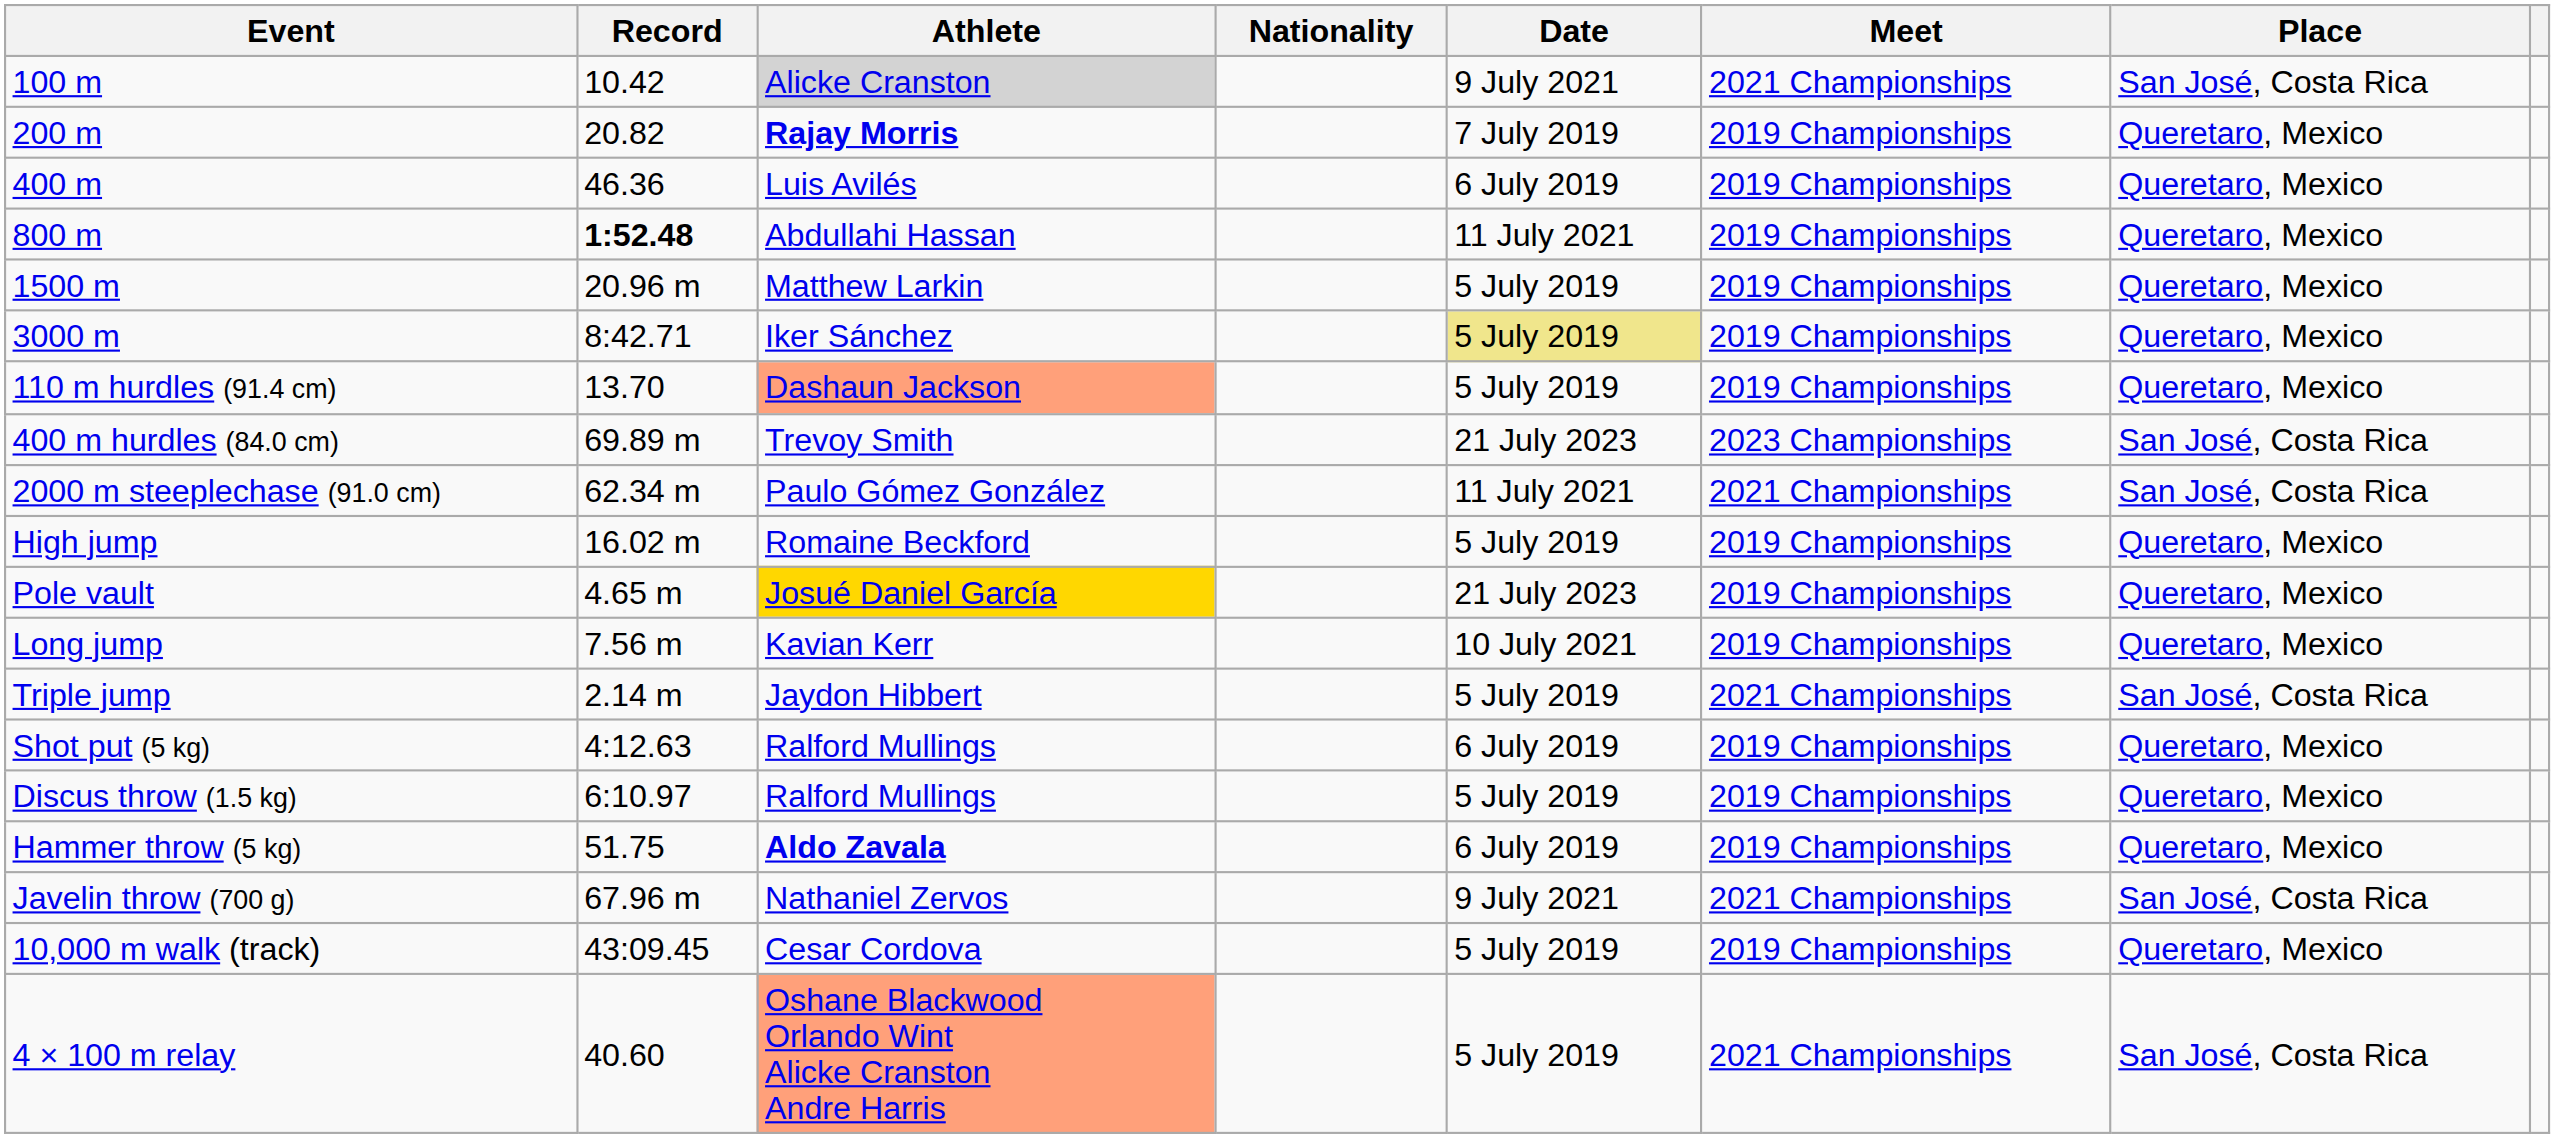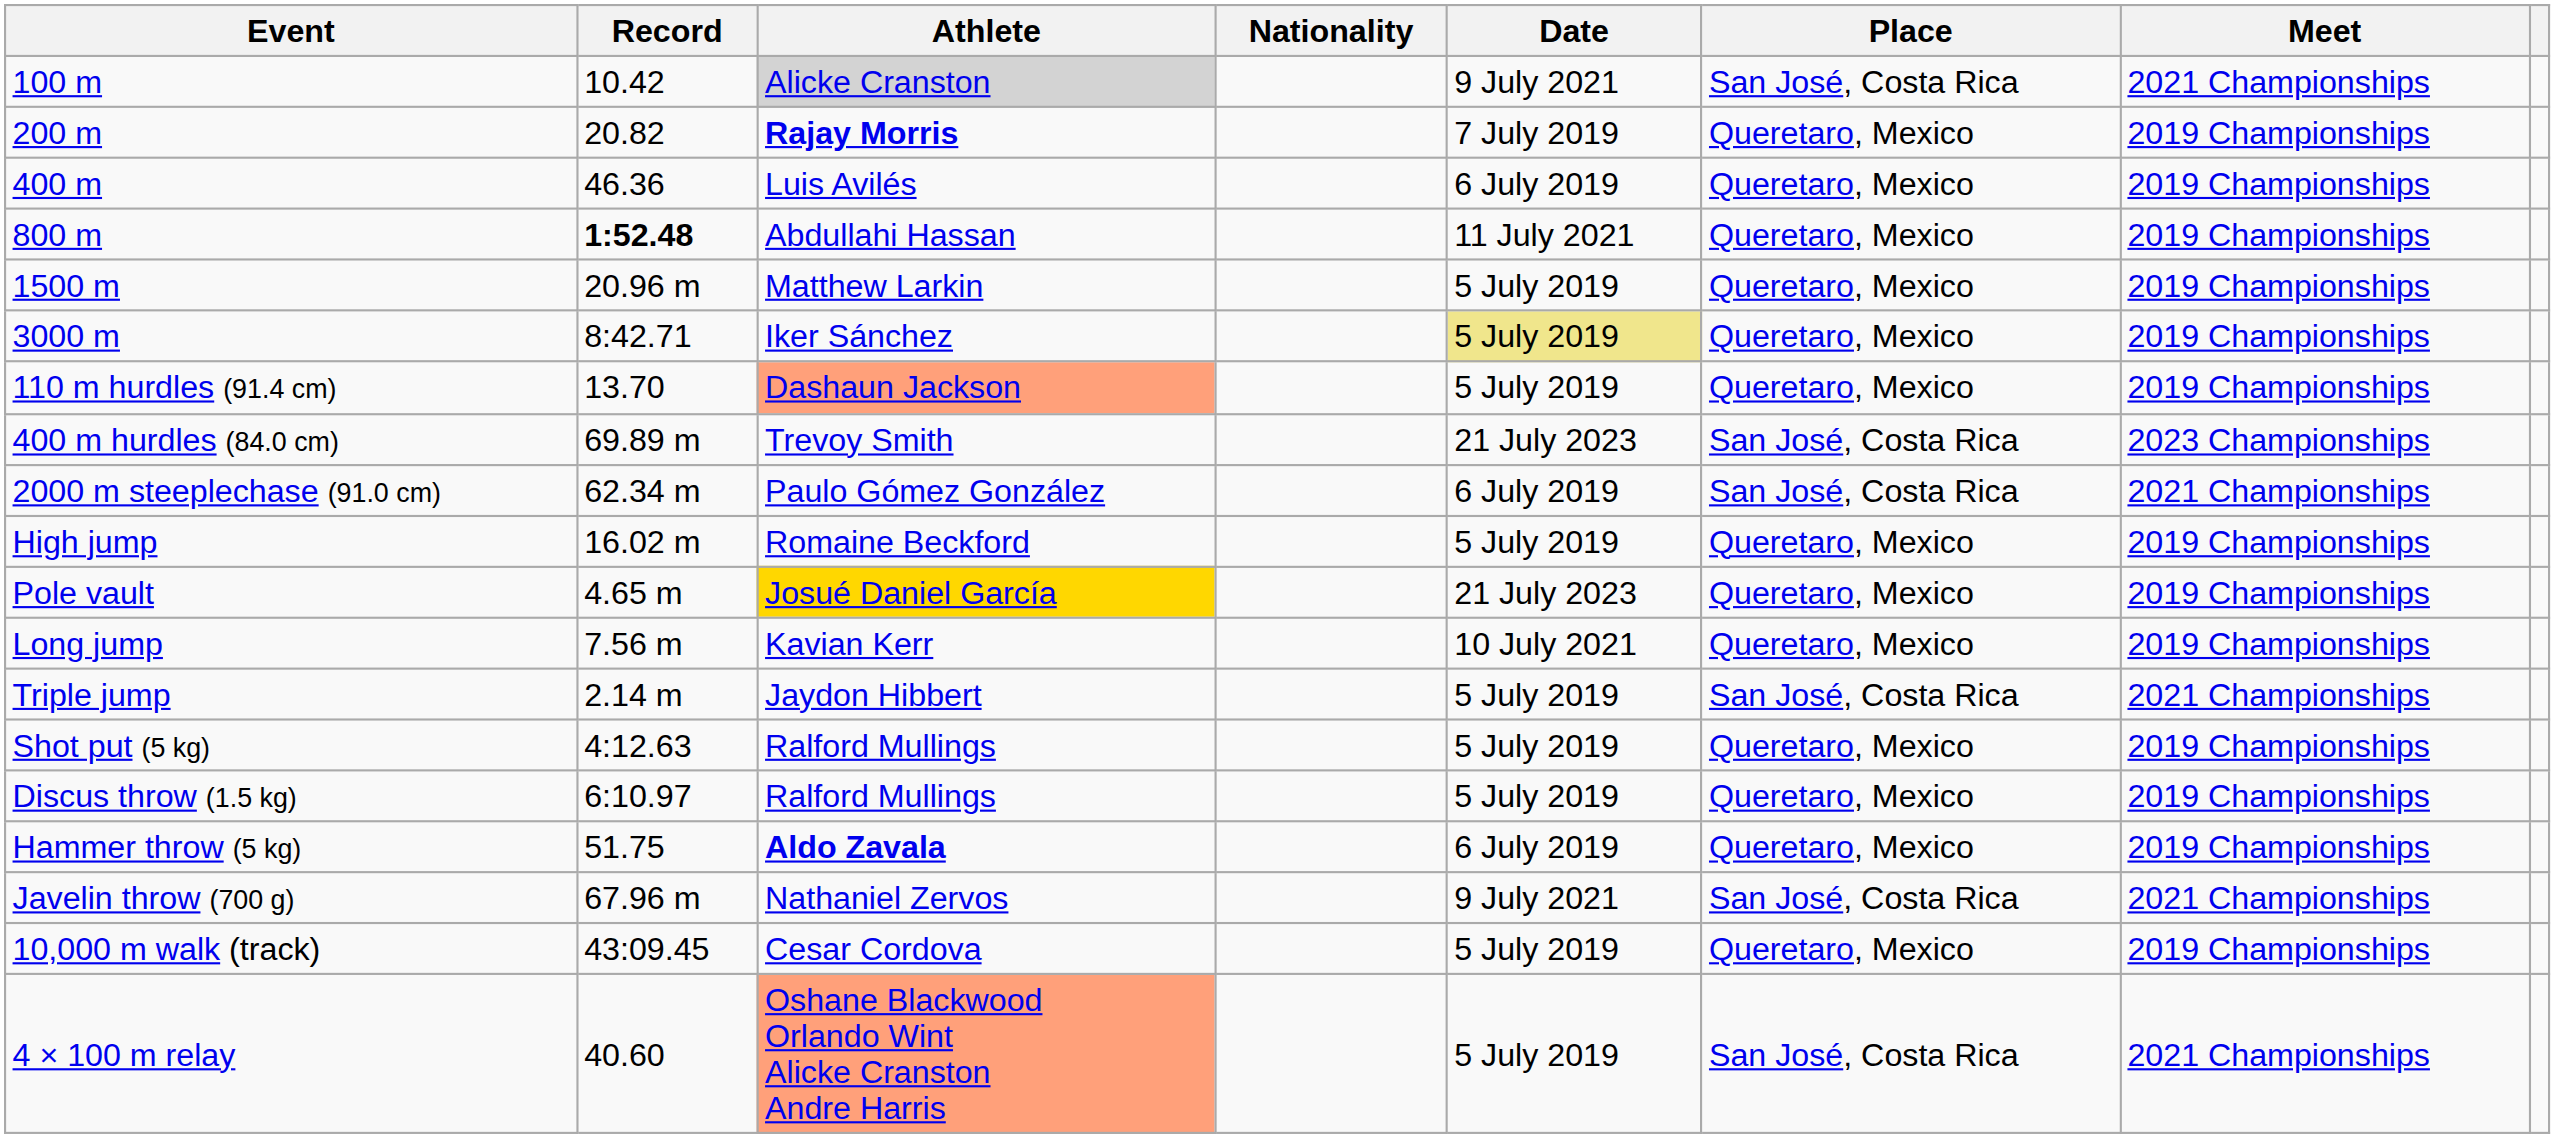columns swapped: (1906, 31) <-> (2320, 31)
(1544, 490) 11 July 2021 -> (1537, 490) 6 July 2019
(1537, 745) 6 July 2019 -> (1537, 745) 5 July 2019
